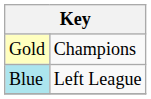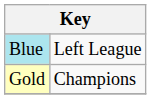rows swapped: (27, 48) <-> (26, 78)
